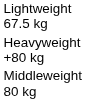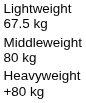rows swapped: (43, 83) <-> (42, 50)
